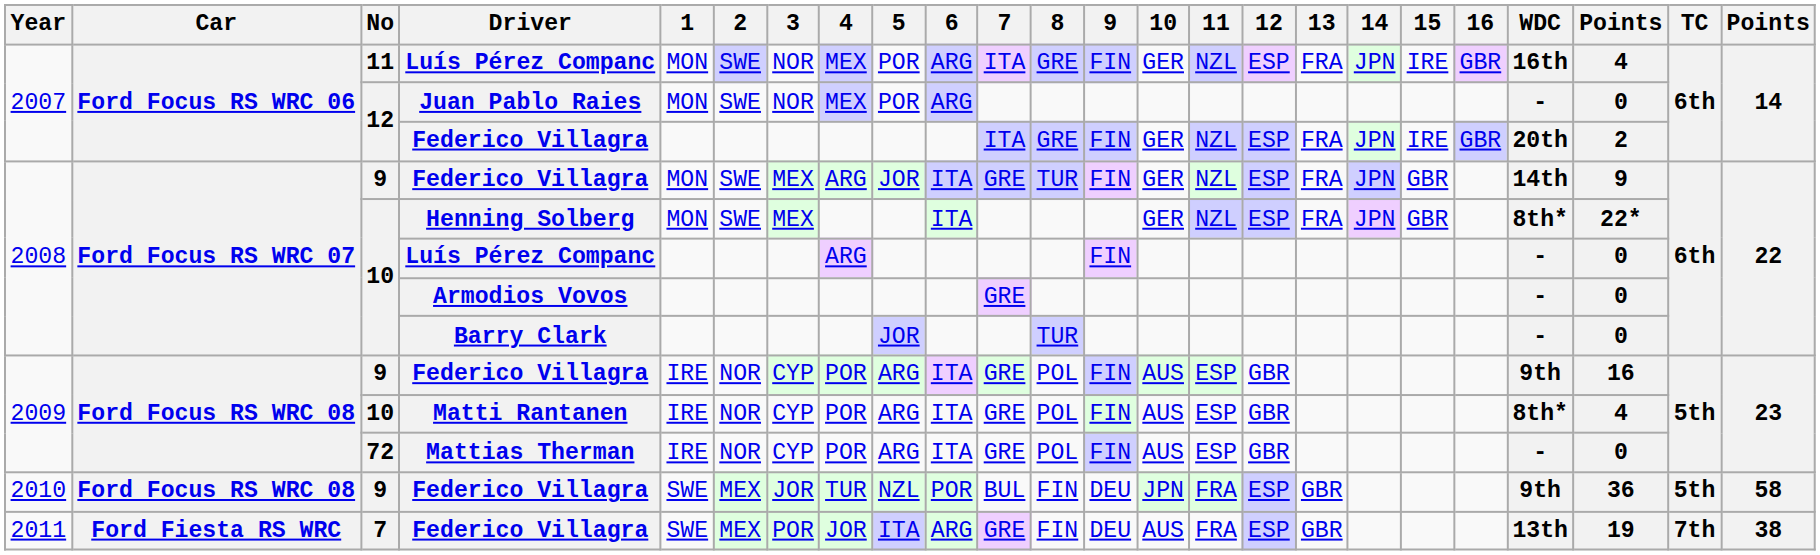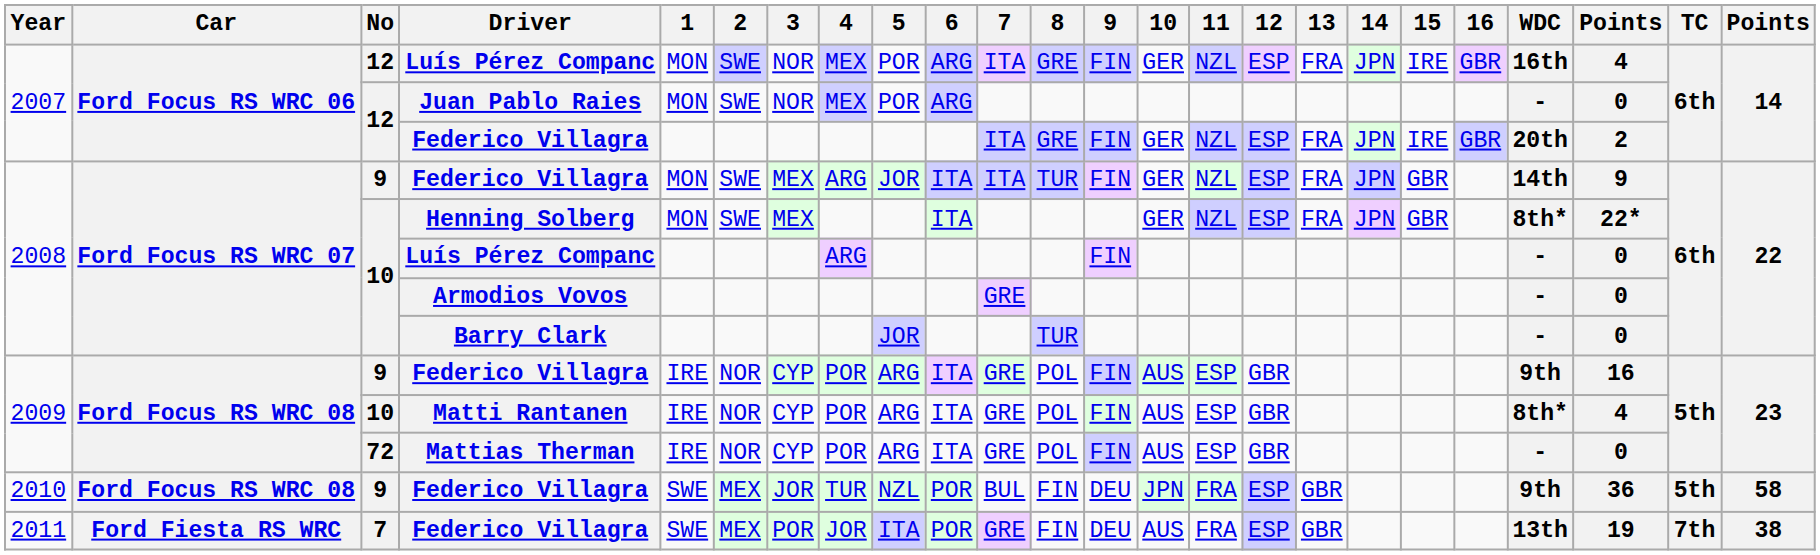(380, 63) 11 -> (380, 63) 12
(1005, 180) GRE -> (1005, 180) ITA
(952, 530) ARG -> (952, 530) POR
